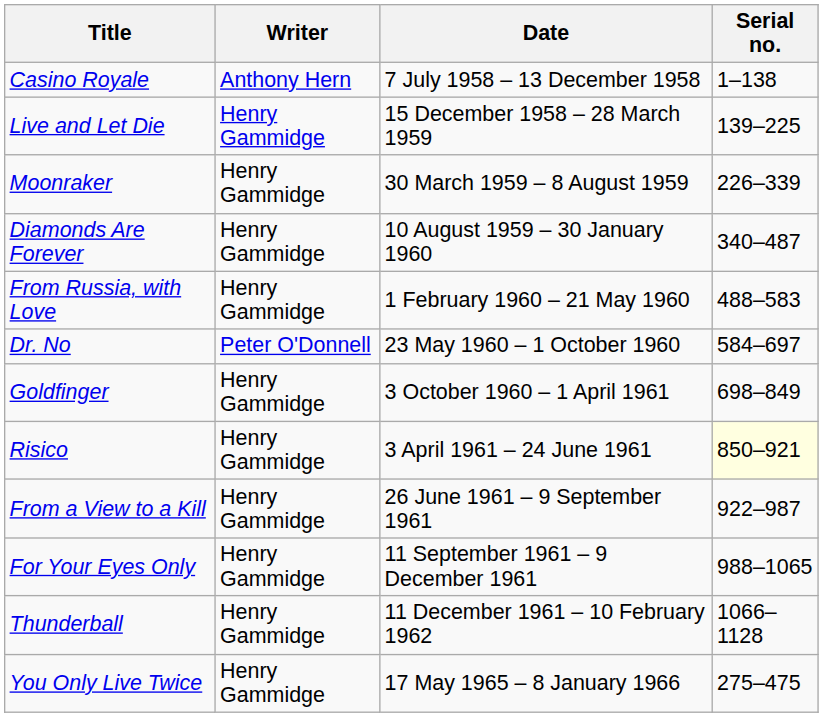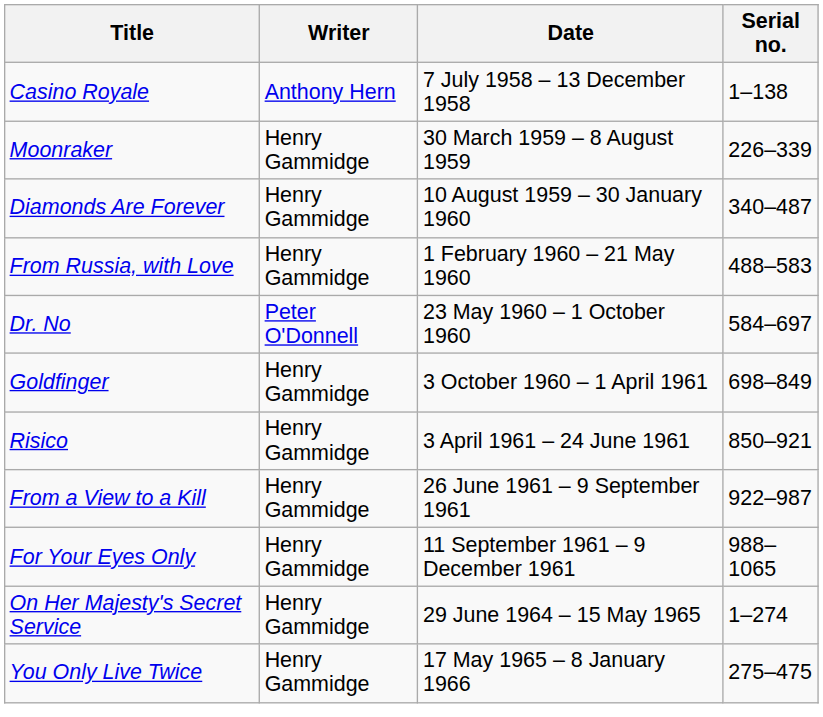- row: (87, 125)
(759, 450) lightyellow background -> (770, 440) no background
- row: (66, 624)
+ row: (125, 614)
